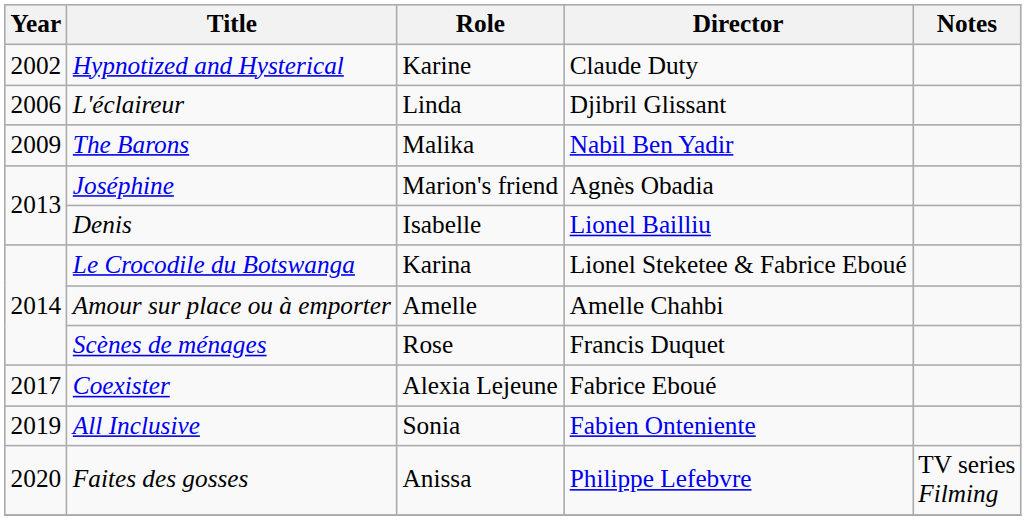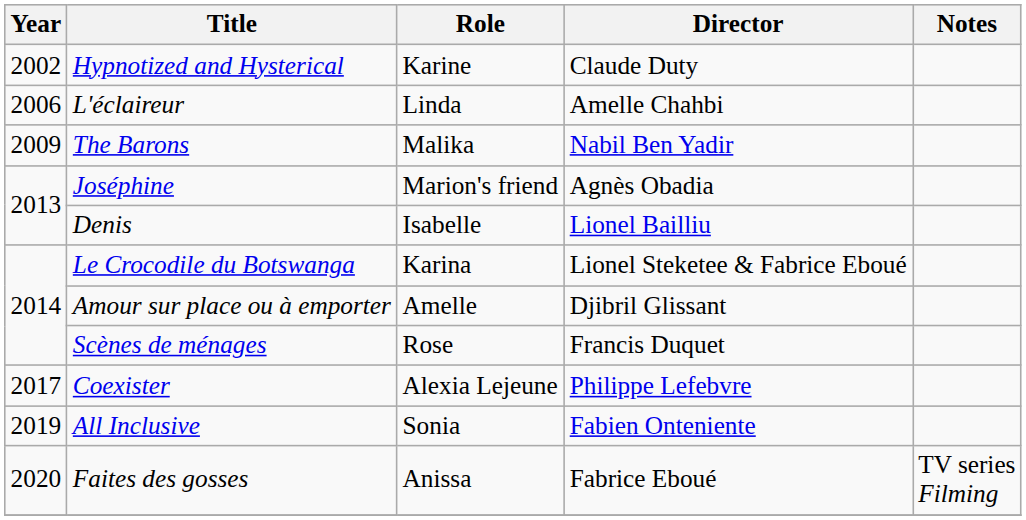(648, 104) Djibril Glissant -> (647, 104) Amelle Chahbi
(647, 305) Amelle Chahbi -> (648, 305) Djibril Glissant
(643, 385) Fabrice Eboué -> (661, 385) Philippe Lefebvre
(661, 479) Philippe Lefebvre -> (643, 479) Fabrice Eboué
